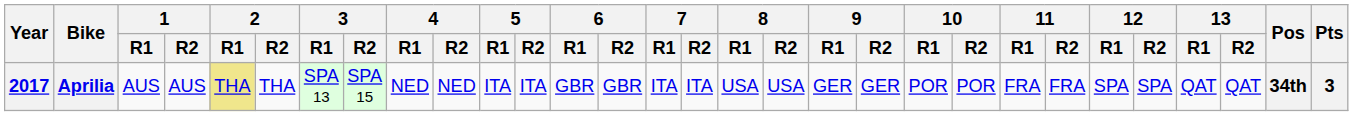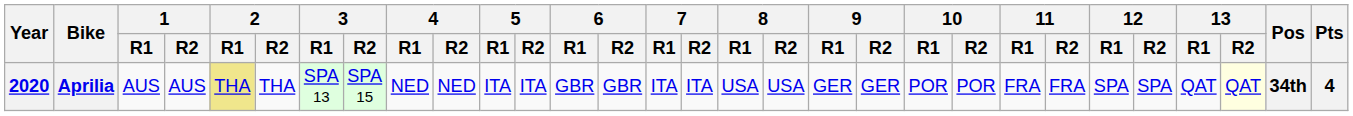(29, 87) 2017 -> (29, 87) 2020
(1243, 87) no background -> (1243, 87) lightyellow background
(1329, 87) 3 -> (1329, 87) 4
